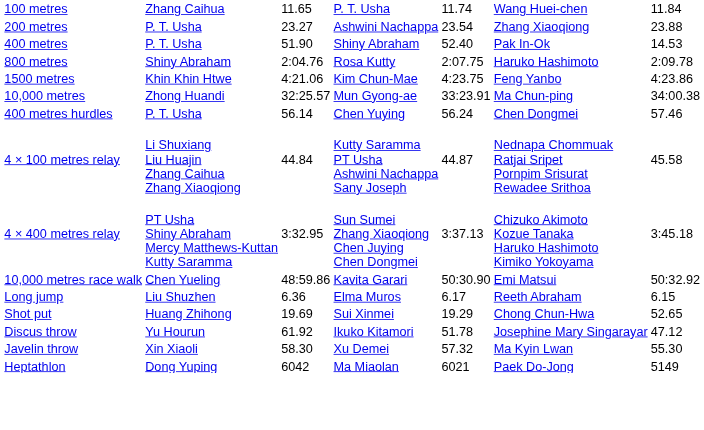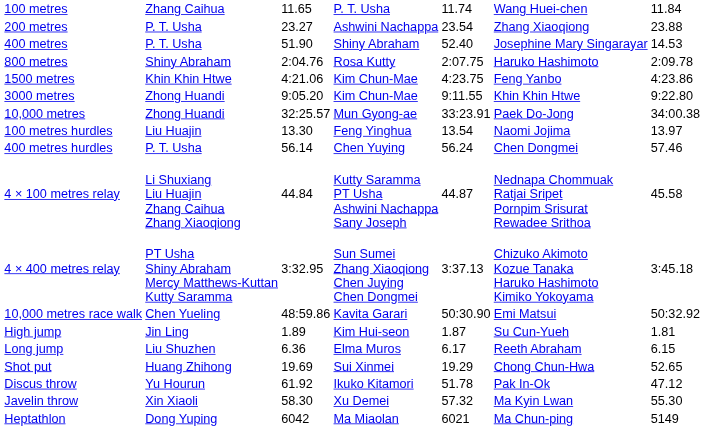(522, 44) Pak In-Ok -> (571, 44) Josephine Mary Singarayar
+ row: (40, 96)
(533, 96) Ma Chun-ping -> (534, 113) Paek Do-Jong
+ row: (58, 131)
+ row: (33, 331)
(571, 331) Josephine Mary Singarayar -> (522, 384) Pak In-Ok
(534, 366) Paek Do-Jong -> (533, 418) Ma Chun-ping
